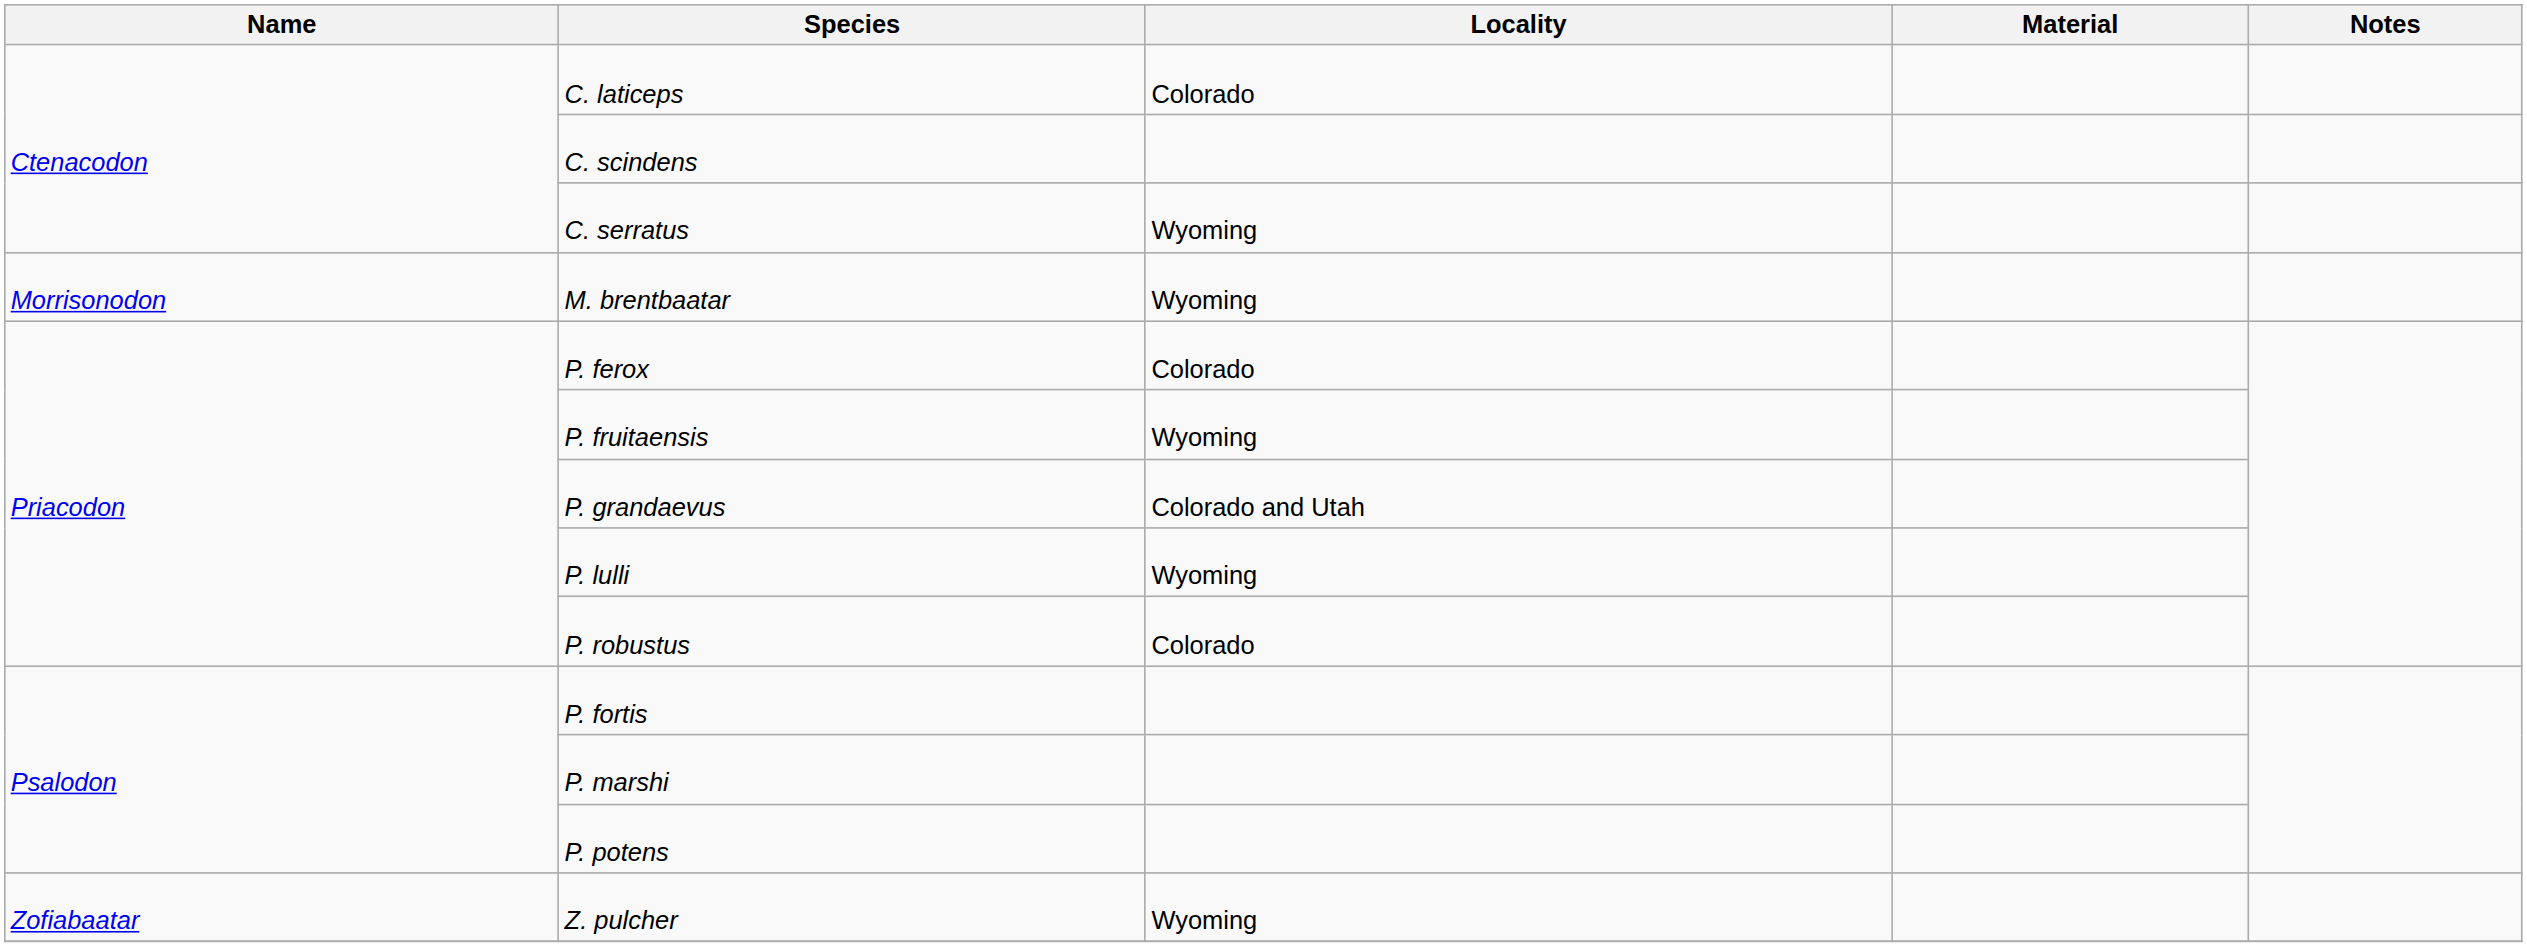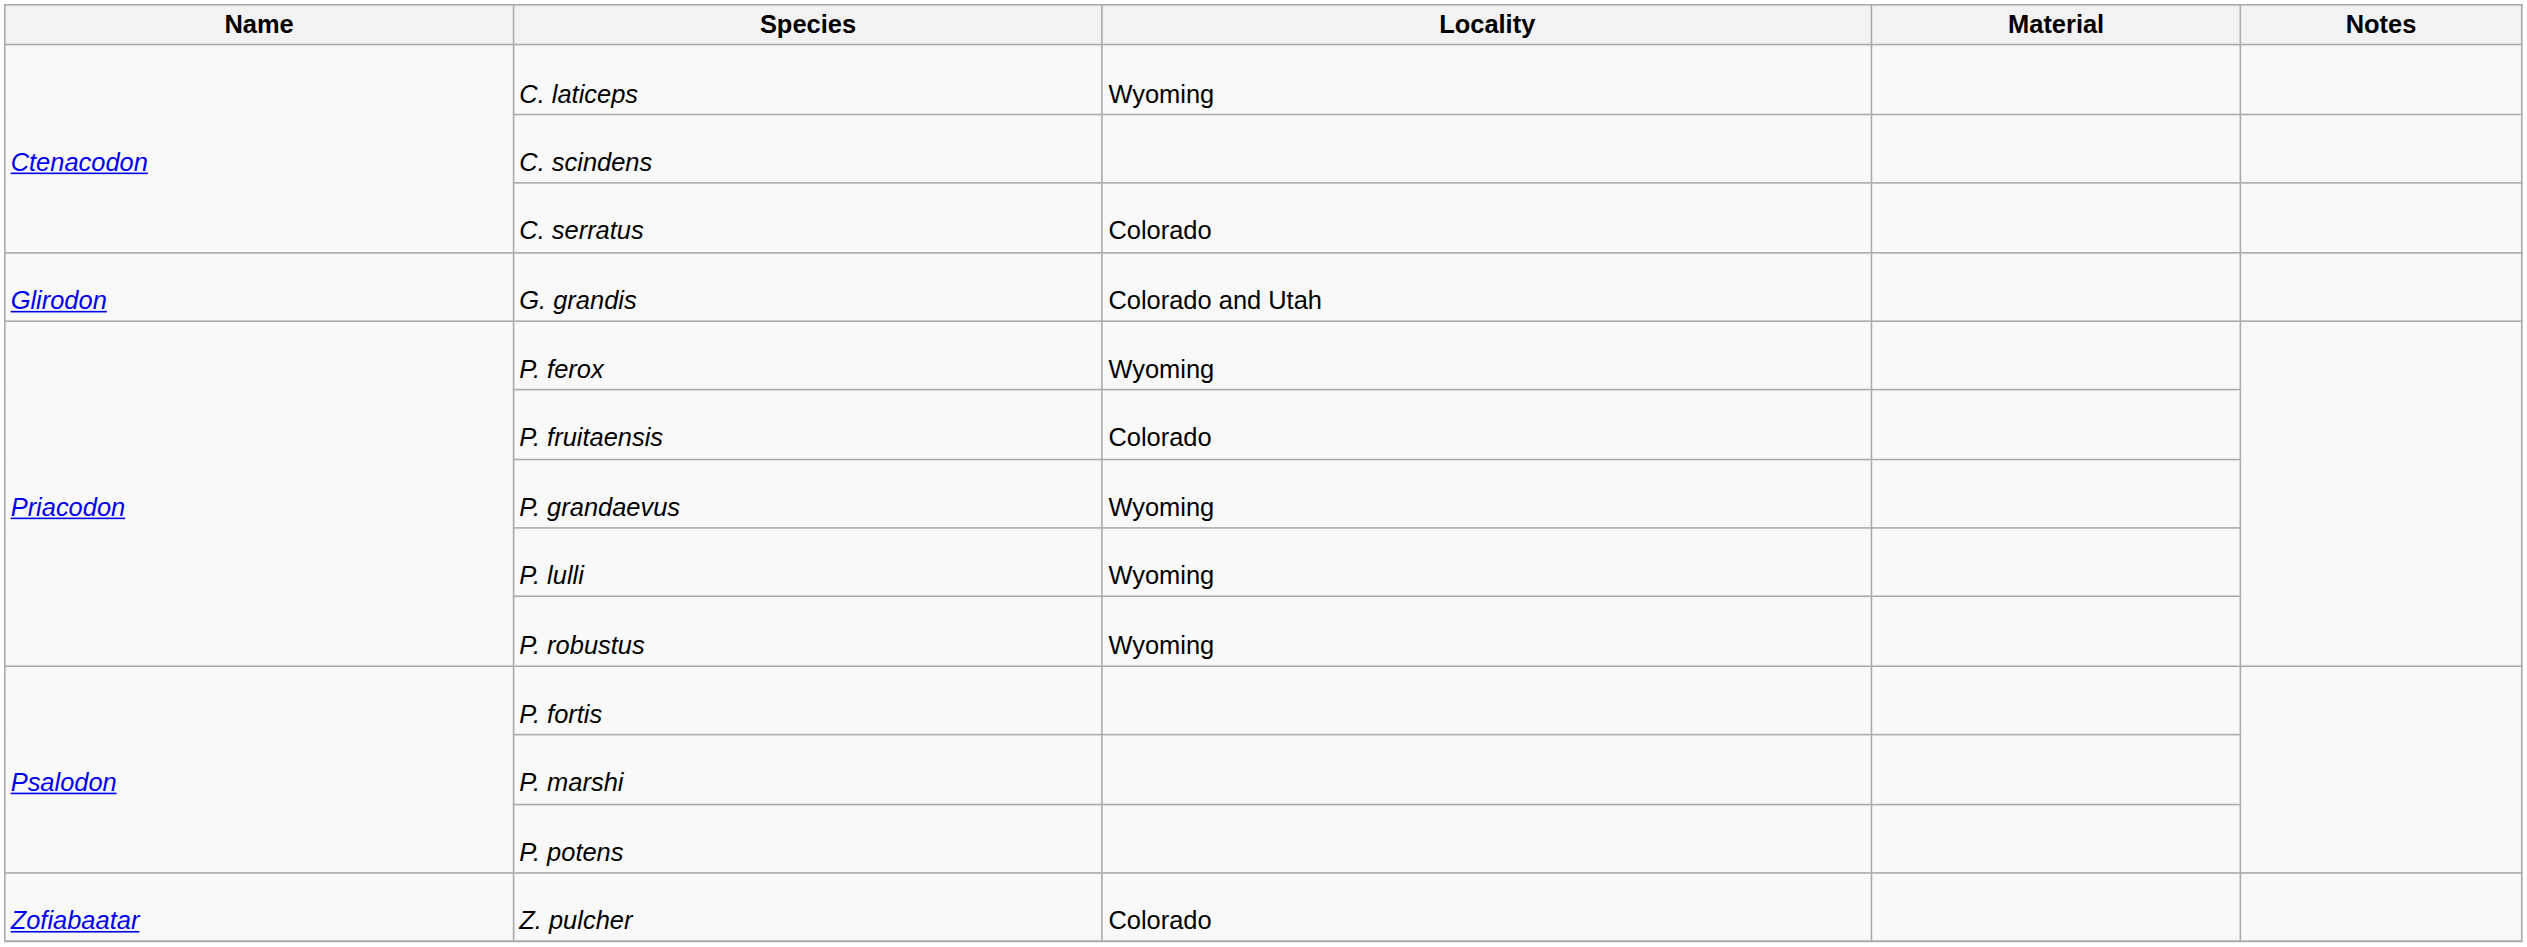(1203, 93) Colorado -> (1161, 93) Wyoming
(1204, 231) Wyoming -> (1160, 231) Colorado
+ row: (578, 300)
- row: (647, 300)
(1203, 369) Colorado -> (1161, 369) Wyoming
(1204, 438) Wyoming -> (1160, 438) Colorado
(1258, 507) Colorado and Utah -> (1161, 507) Wyoming
(1203, 645) Colorado -> (1161, 645) Wyoming
(1204, 921) Wyoming -> (1160, 921) Colorado
